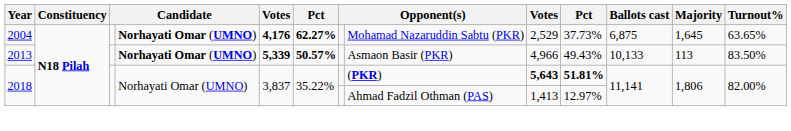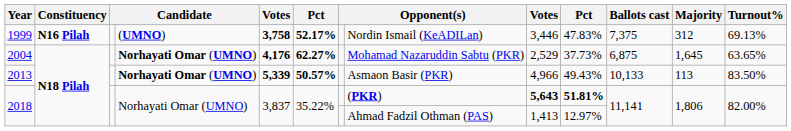+ row: (20, 34)
